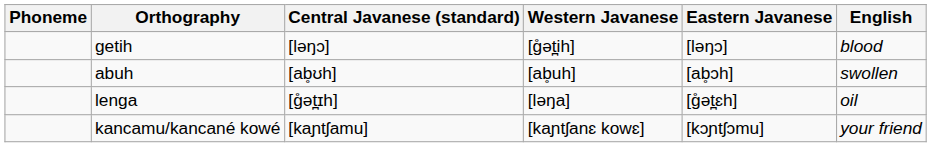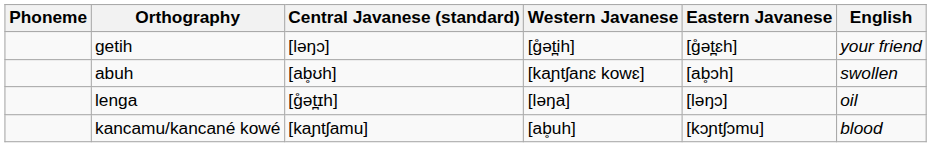(707, 45) [ləŋɔ] -> (712, 45) [g̊ət̪ɛh]
(861, 45) blood -> (881, 45) your friend
(552, 73) [ab̥uh] -> (586, 73) [kaɲtʃanɛ kowɛ]
(712, 100) [g̊ət̪ɛh] -> (707, 100) [ləŋɔ]
(586, 127) [kaɲtʃanɛ kowɛ] -> (552, 127) [ab̥uh]
(881, 127) your friend -> (861, 127) blood
